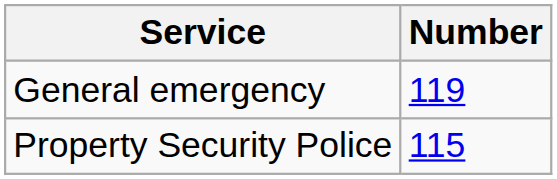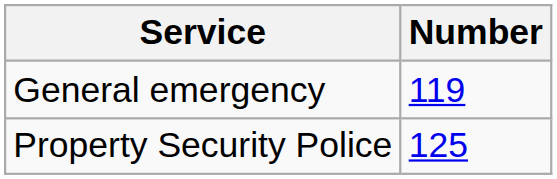(437, 145) 115 -> (438, 145) 125
